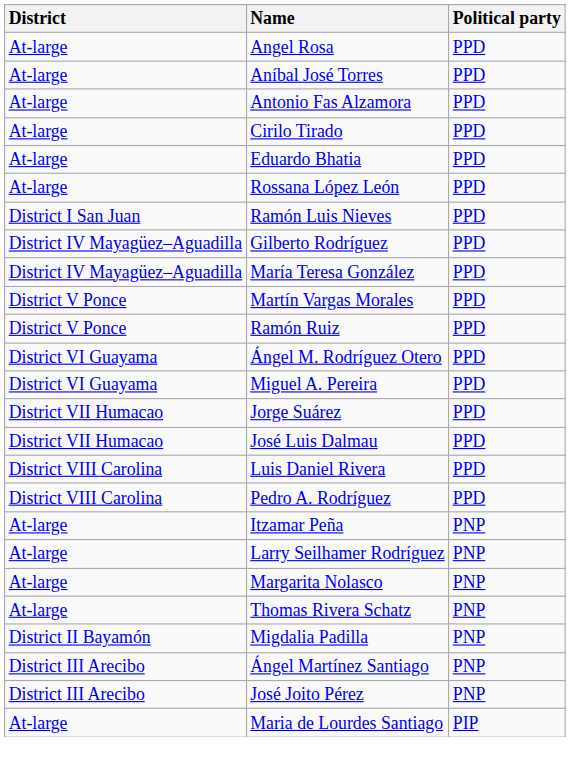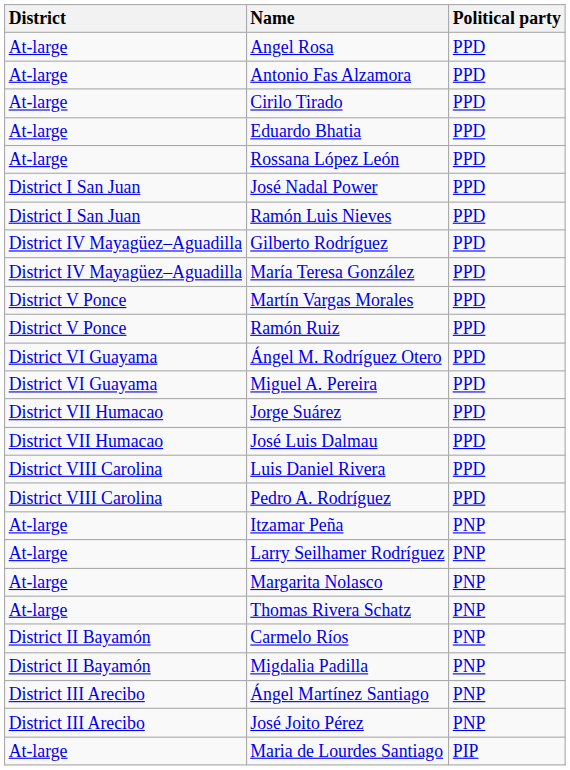- row: (317, 74)
+ row: (314, 187)
+ row: (299, 638)
